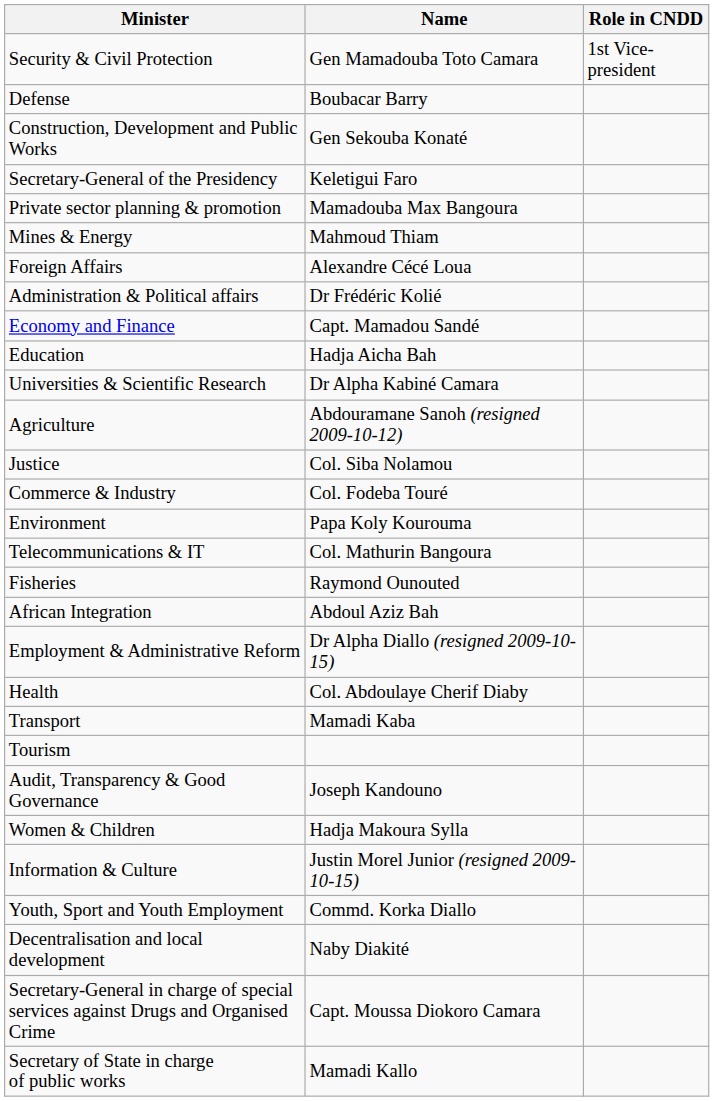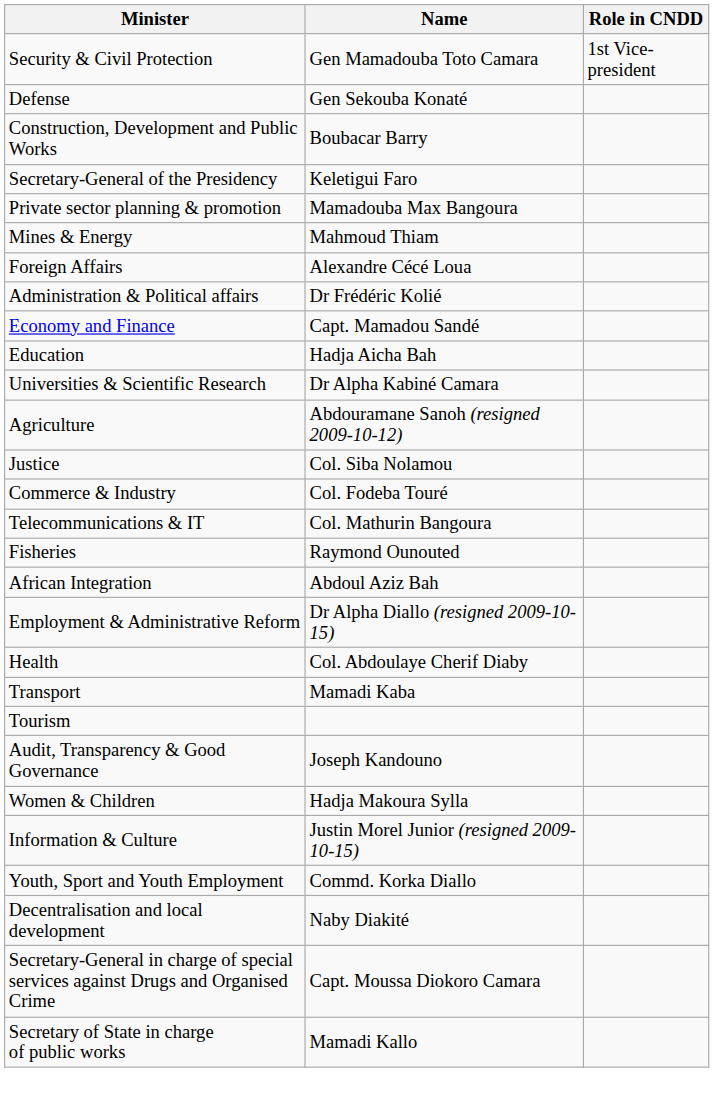(369, 98) Boubacar Barry -> (388, 98) Gen Sekouba Konaté
(388, 138) Gen Sekouba Konaté -> (369, 138) Boubacar Barry
- row: (57, 523)
